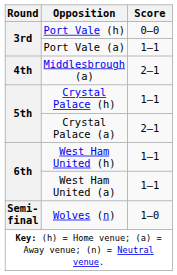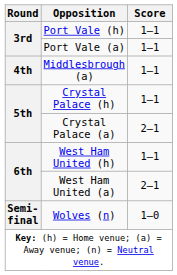(150, 30) 0–0 -> (150, 30) 1–1
(150, 70) 2–1 -> (150, 70) 1–1
(150, 186) 1–1 -> (150, 186) 2–1
